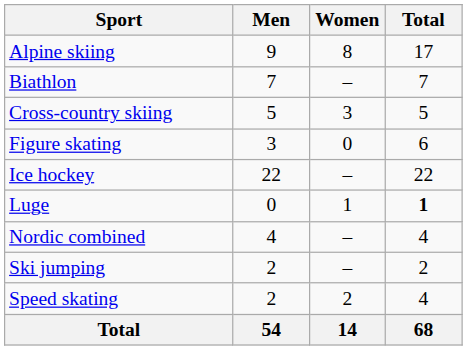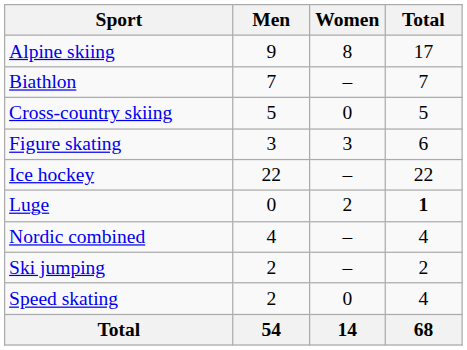(347, 112) 3 -> (347, 112) 0
(347, 143) 0 -> (347, 143) 3
(347, 205) 1 -> (347, 205) 2
(347, 298) 2 -> (347, 298) 0
